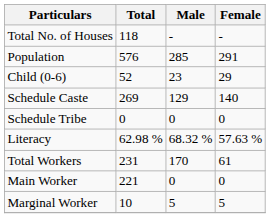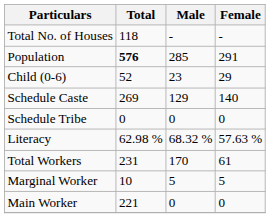(129, 56) normal -> (129, 56) bold
rows swapped: (42, 181) <-> (52, 202)
